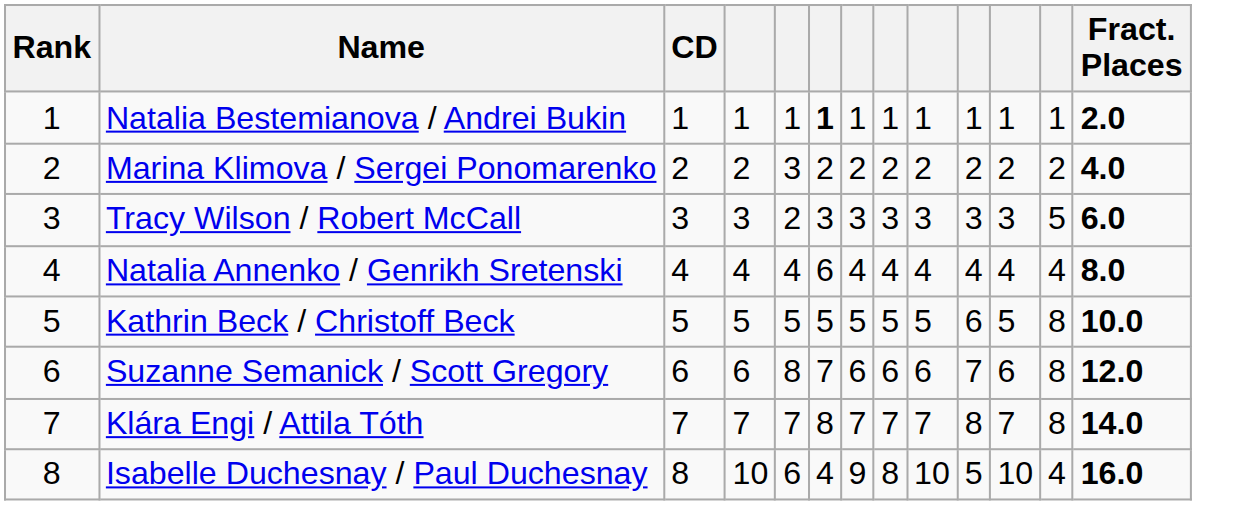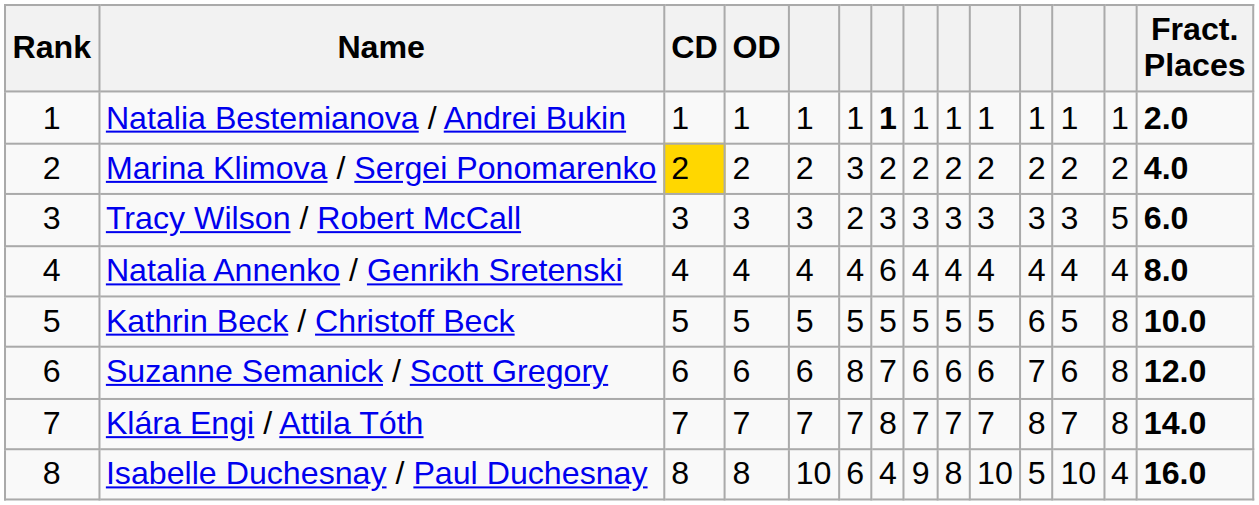+ column: (757, 48)
(680, 168) no background -> (680, 168) gold background
